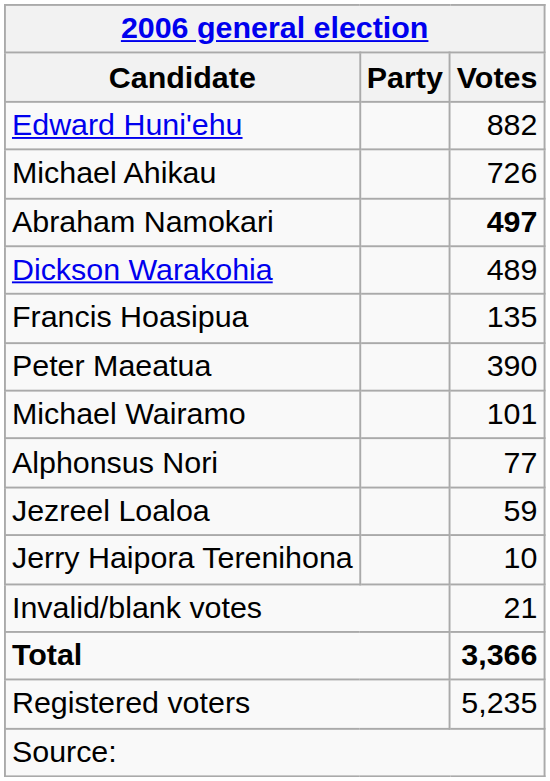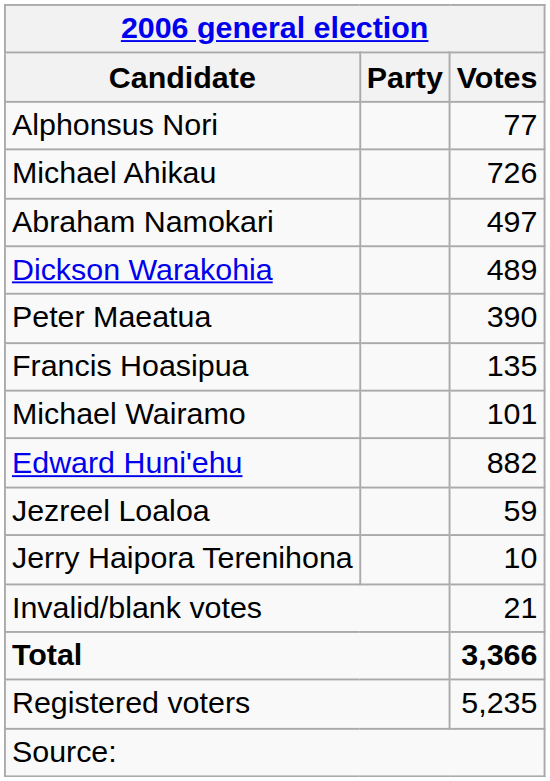rows swapped: (127, 125) <-> (115, 462)
(512, 221) bold -> (512, 221) normal
rows swapped: (112, 366) <-> (130, 317)
